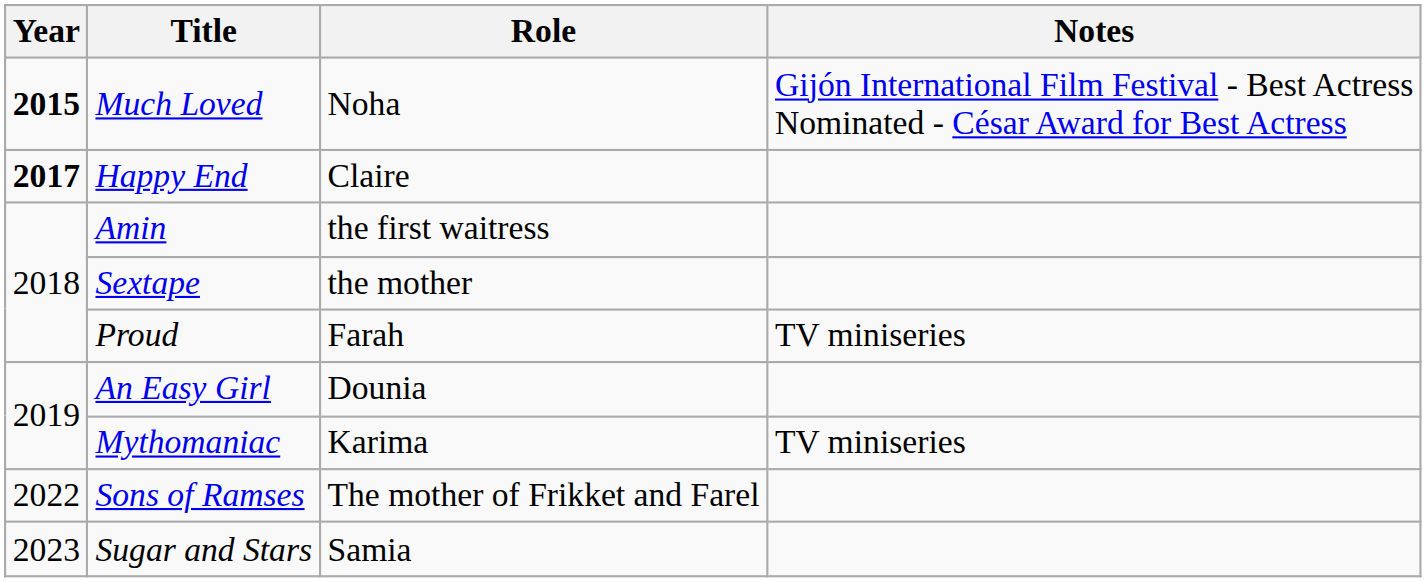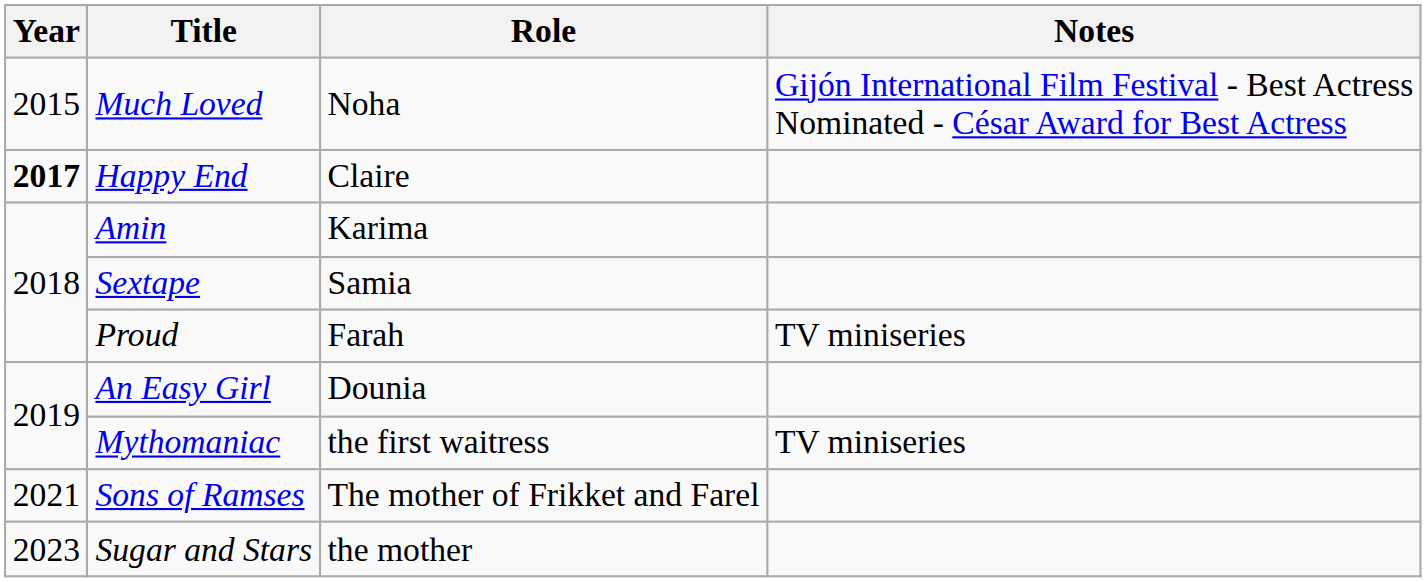(46, 103) bold -> (46, 103) normal
(439, 228) the first waitress -> (378, 228) Karima
(400, 282) the mother -> (370, 282) Samia
(378, 441) Karima -> (439, 441) the first waitress
(46, 495) 2022 -> (46, 495) 2021
(370, 548) Samia -> (400, 548) the mother
